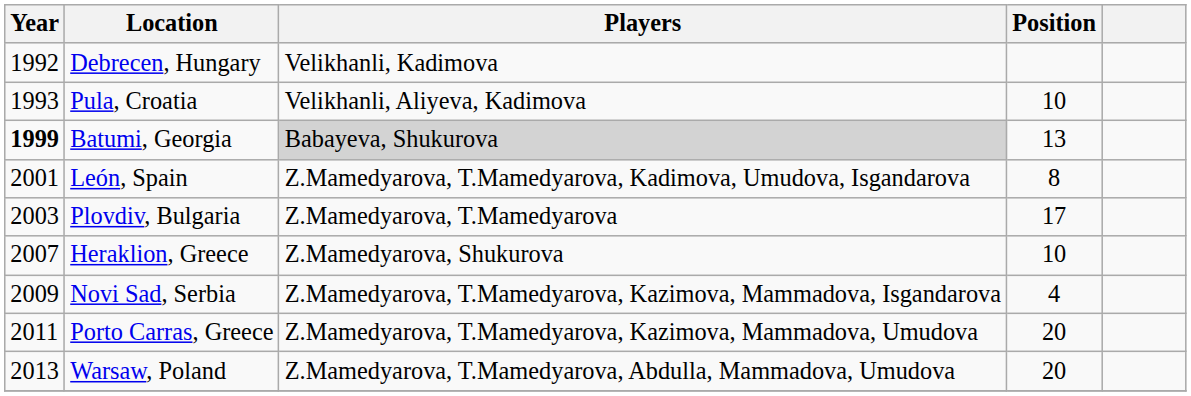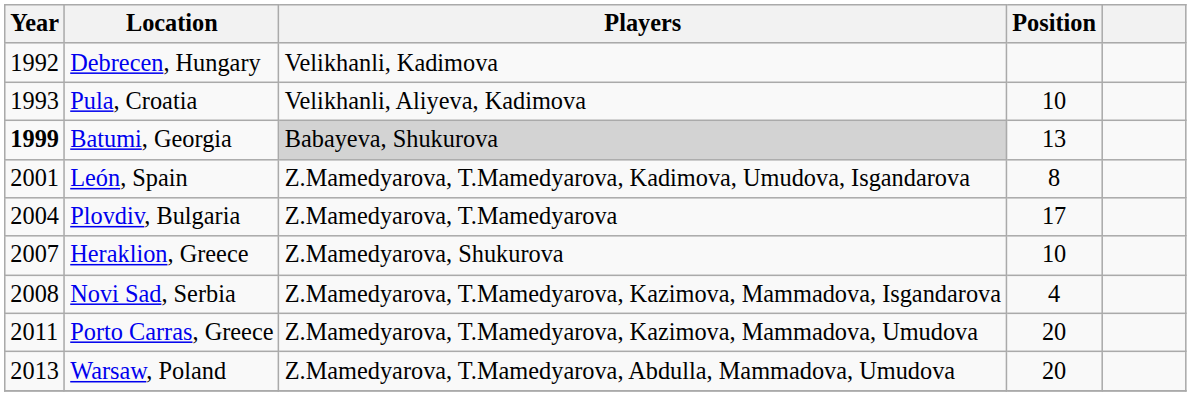(35, 216) 2003 -> (35, 216) 2004
(35, 293) 2009 -> (35, 293) 2008
